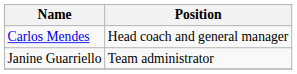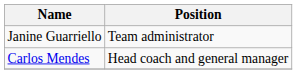rows swapped: (49, 36) <-> (55, 58)
